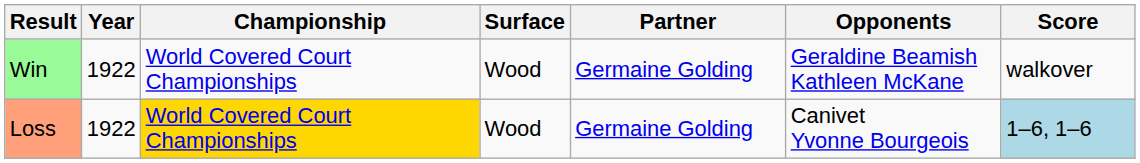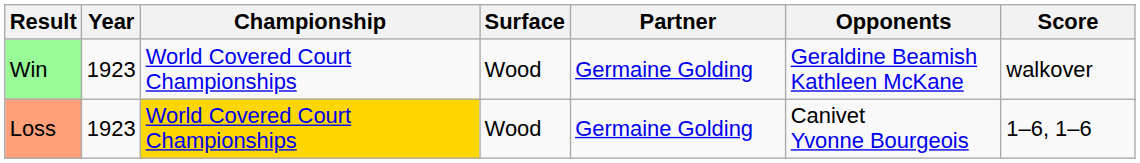(111, 68) 1922 -> (111, 68) 1923
(111, 128) 1922 -> (111, 128) 1923
(1049, 128) lightblue background -> (1049, 128) no background
